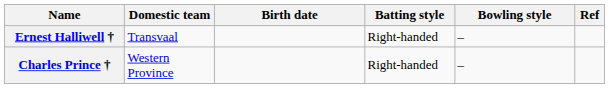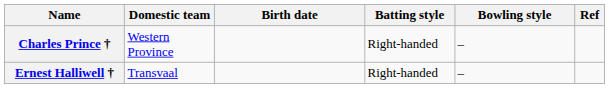rows swapped: (64, 36) <-> (64, 65)
